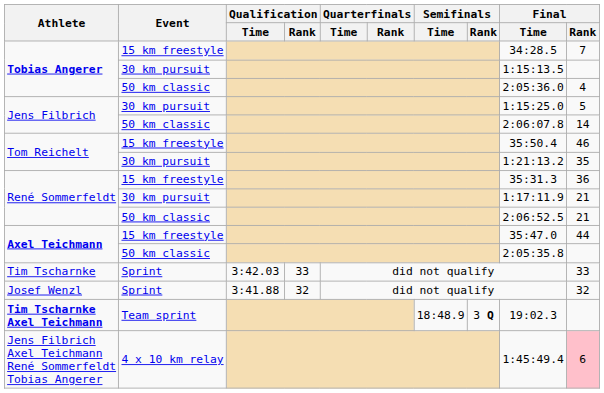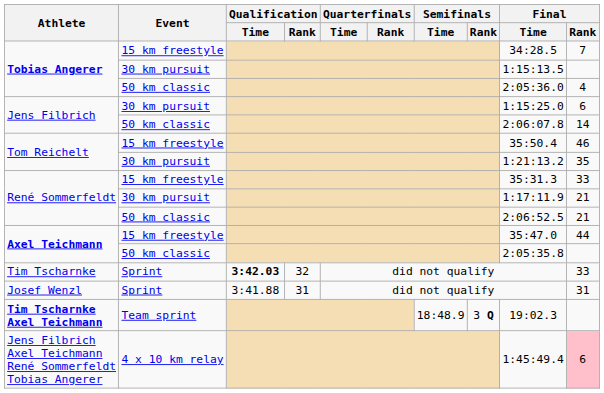(583, 106) 5 -> (583, 106) 6
(583, 180) 36 -> (583, 180) 33
(255, 272) normal -> (255, 272) bold
(302, 272) 33 -> (302, 272) 32
(302, 290) 32 -> (302, 290) 31
(583, 290) 32 -> (583, 290) 31
